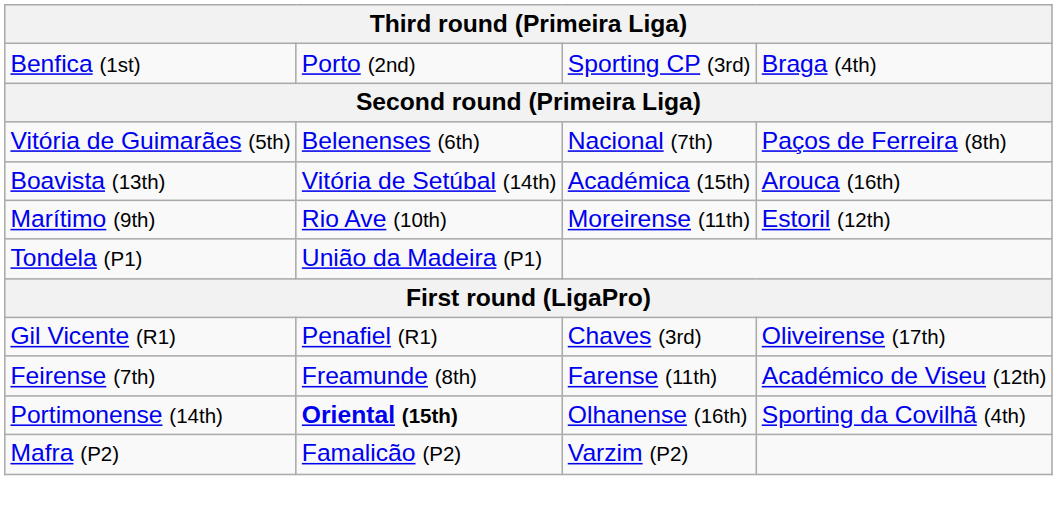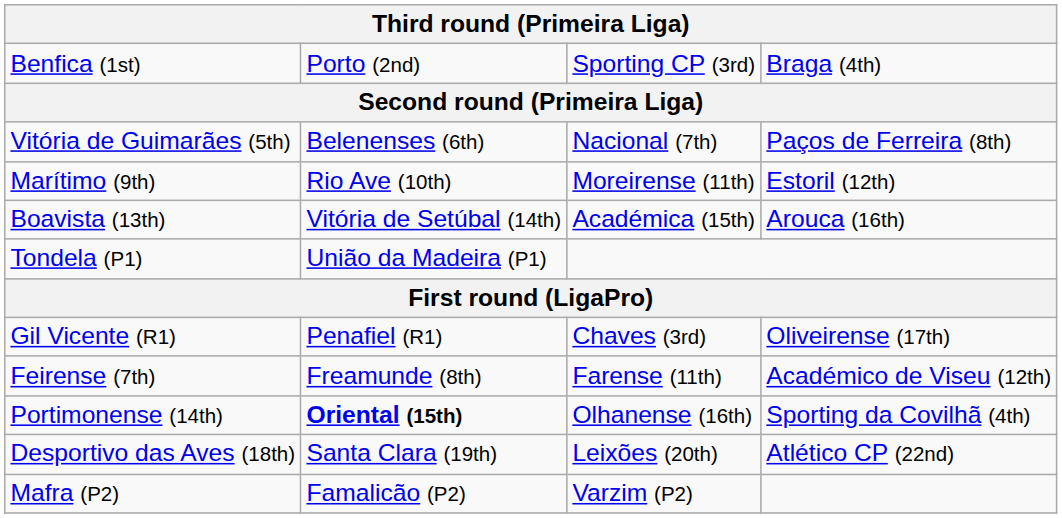rows swapped: (83, 219) <-> (88, 180)
+ row: (153, 453)
